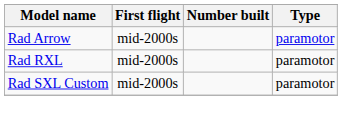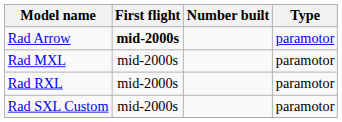(148, 38) normal -> (148, 38) bold
+ row: (37, 60)
